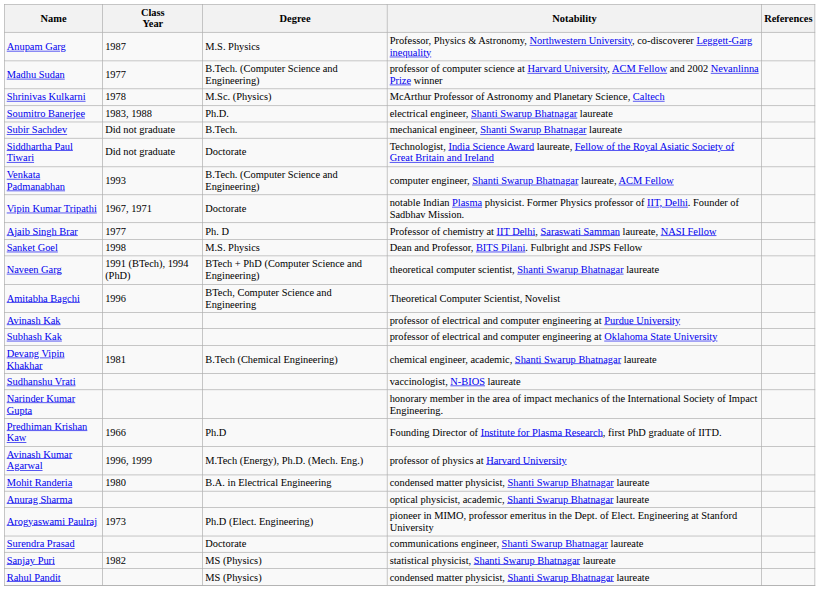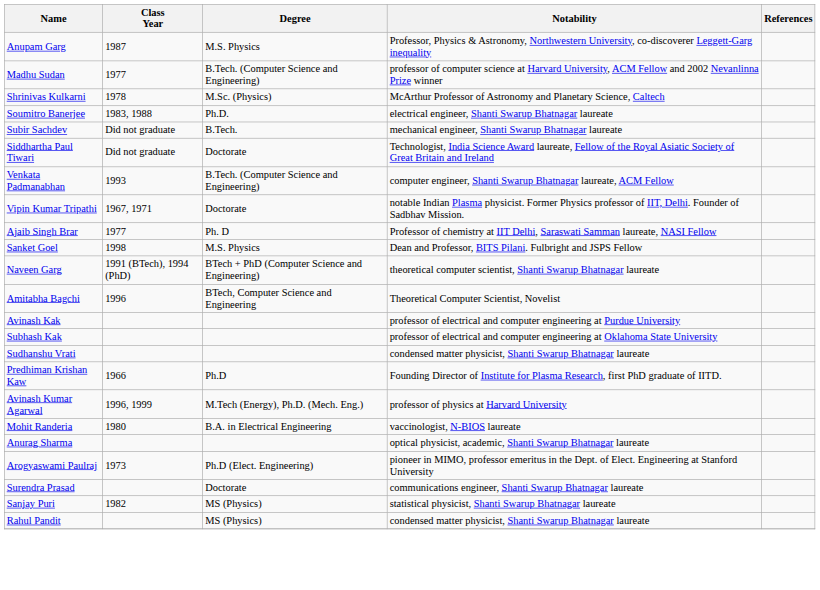- row: (36, 359)
(455, 381) vaccinologist, N-BIOS laureate -> (519, 353) condensed matter physicist, Shanti Swarup Bhatnagar laureate
- row: (41, 404)
(519, 483) condensed matter physicist, Shanti Swarup Bhatnagar laureate -> (455, 426) vaccinologist, N-BIOS laureate
